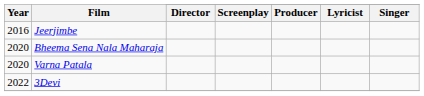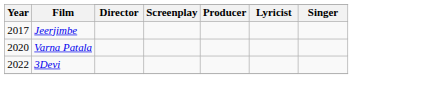(18, 30) 2016 -> (18, 30) 2017
- row: (99, 47)
